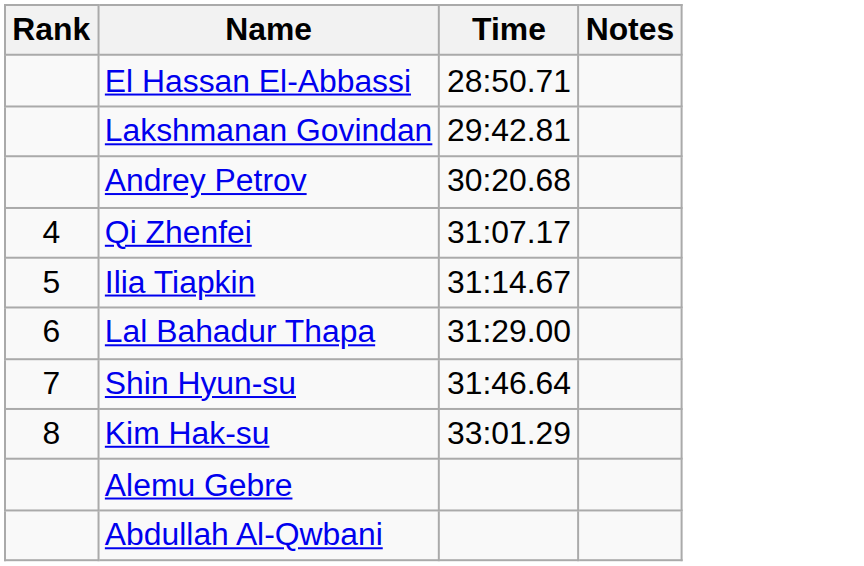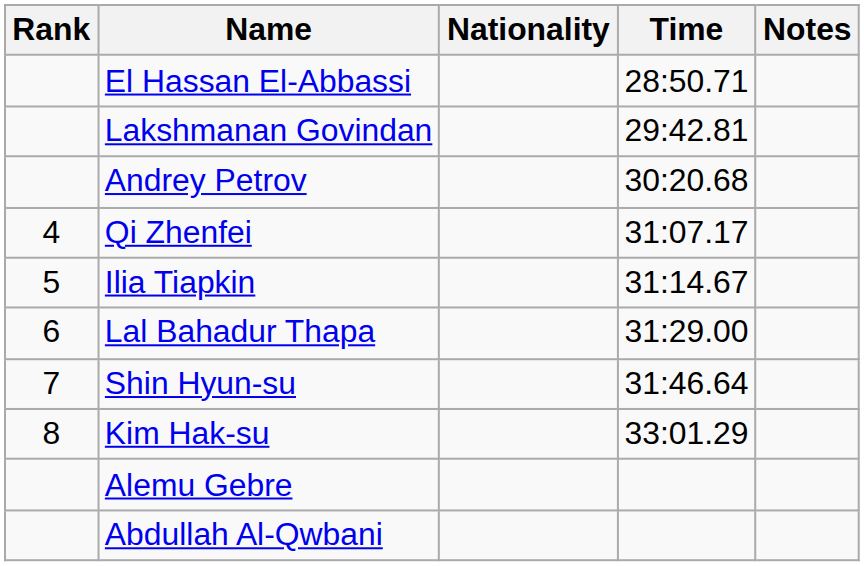+ column: (528, 29)
